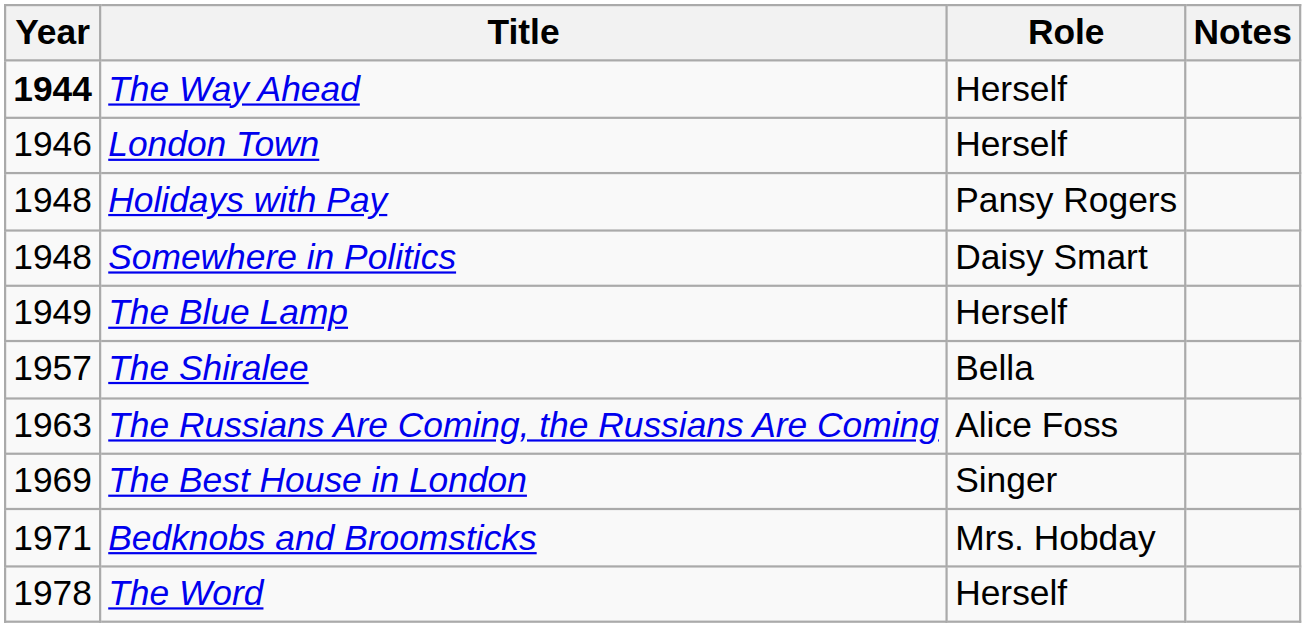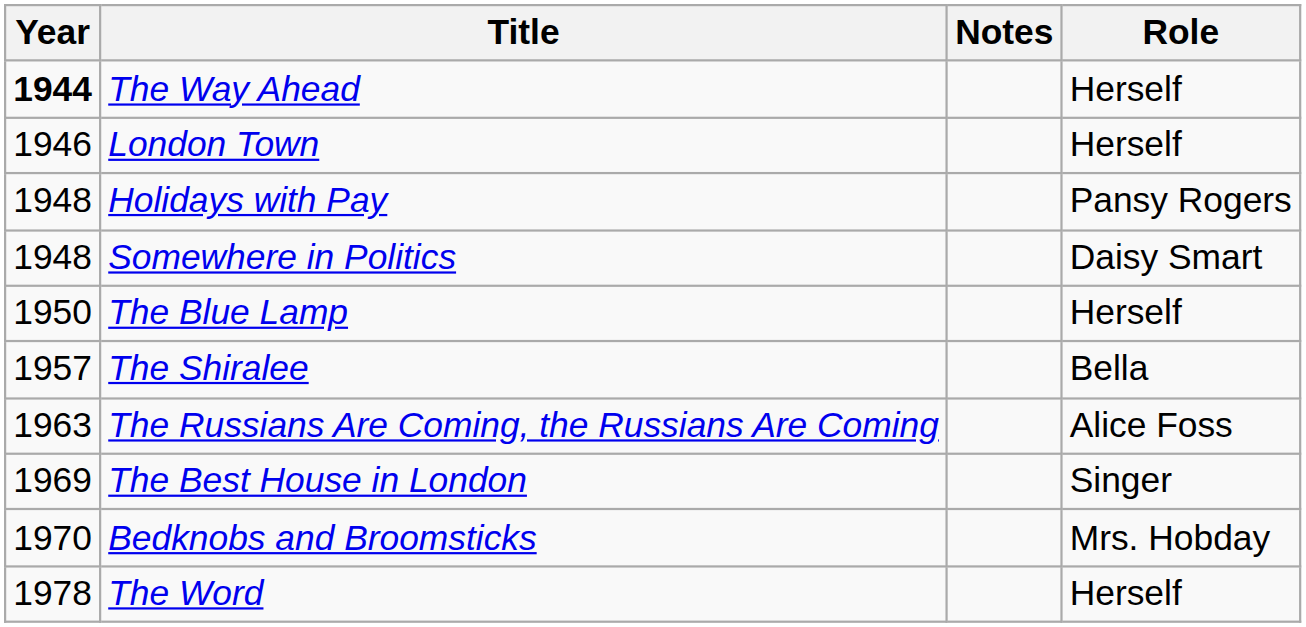columns swapped: (1066, 32) <-> (1243, 32)
(53, 312) 1949 -> (53, 312) 1950
(53, 537) 1971 -> (53, 537) 1970
